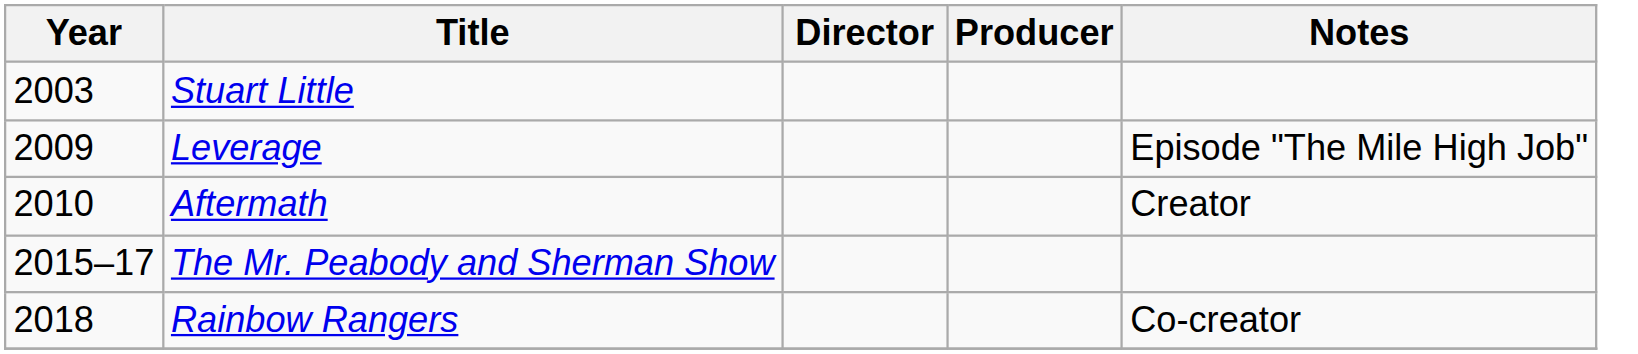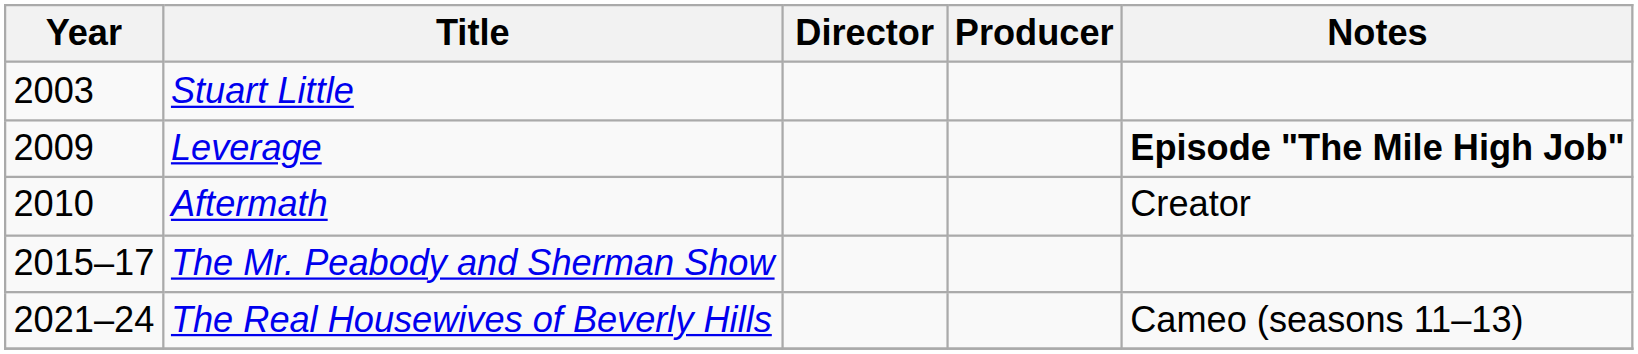(1359, 147) normal -> (1377, 147) bold
- row: (315, 319)
+ row: (471, 319)
